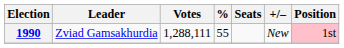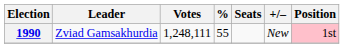(187, 33) 1,288,111 -> (187, 33) 1,248,111
